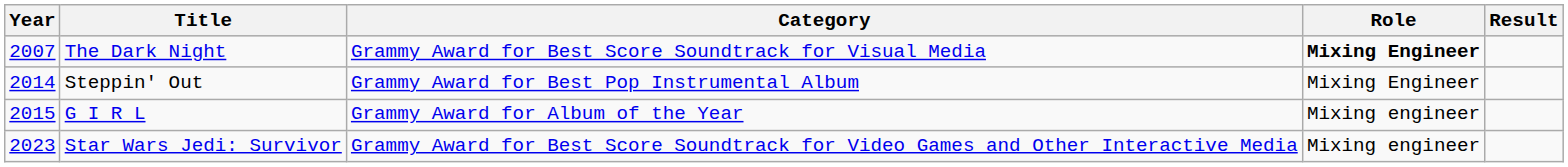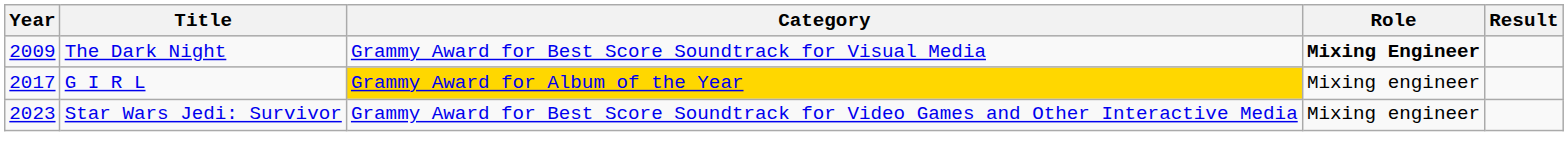(32, 52) 2007 -> (32, 52) 2009
- row: (134, 83)
(32, 114) 2015 -> (32, 83) 2017
(547, 114) no background -> (547, 83) gold background
